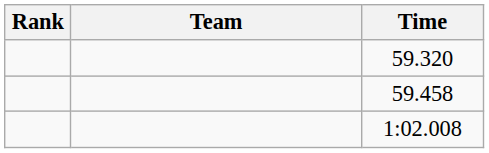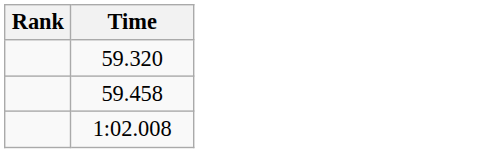- column: (216, 22)
